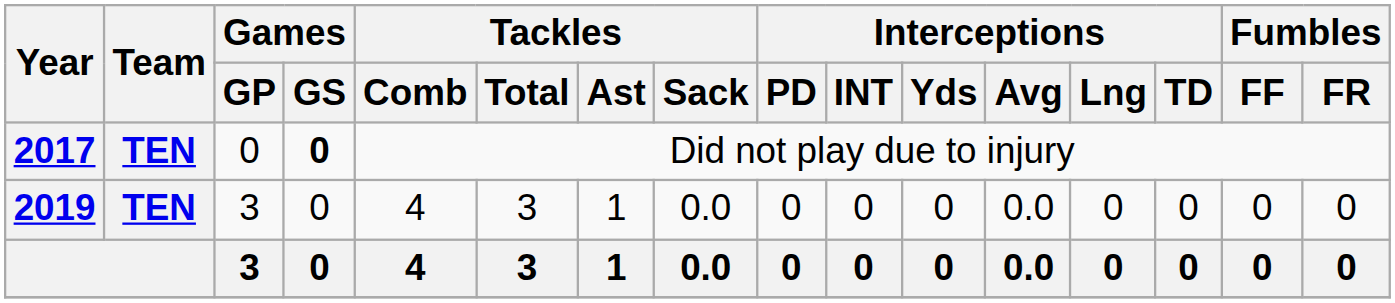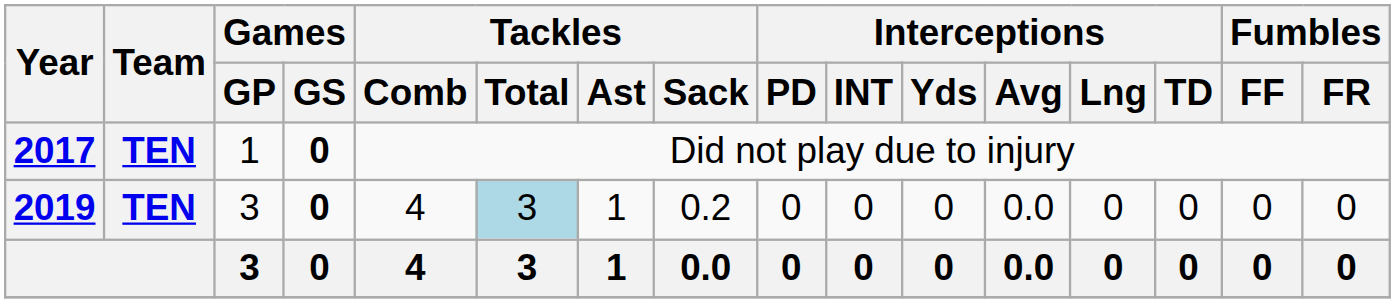(249, 150) 0 -> (249, 150) 1
(320, 208) normal -> (320, 208) bold
(527, 208) no background -> (527, 208) lightblue background
(706, 208) 0.0 -> (706, 208) 0.2
